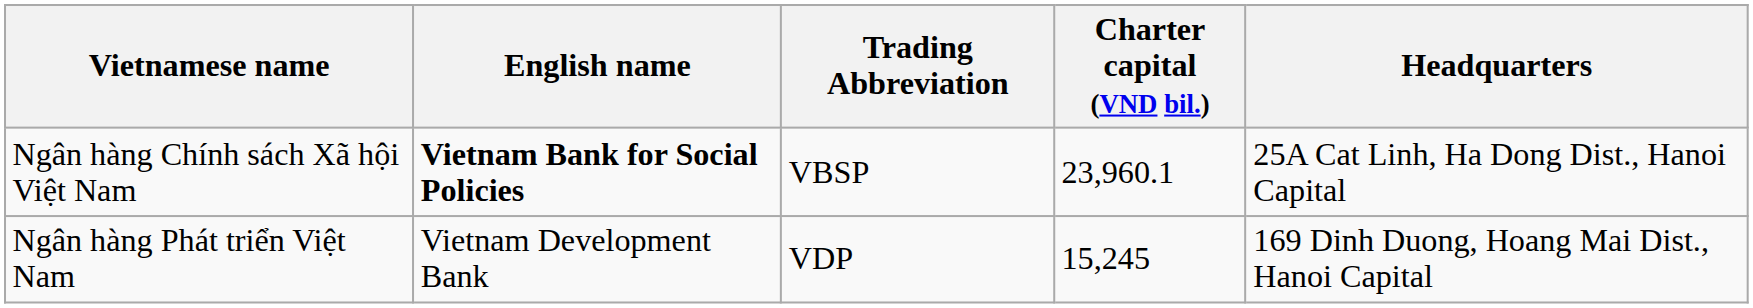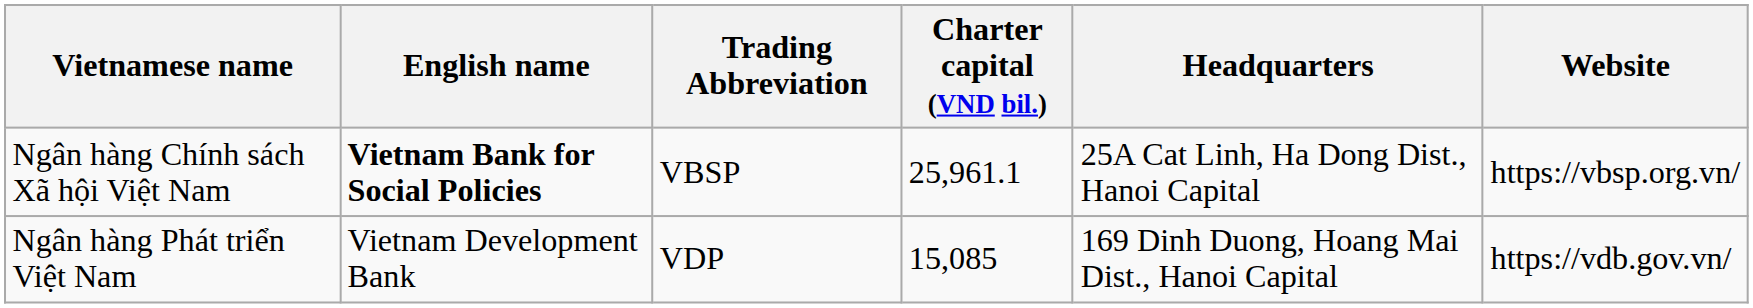+ column: (1615, 66)
(1118, 171) 23,960.1 -> (965, 171) 25,961.1
(1106, 258) 15,245 -> (953, 258) 15,085
